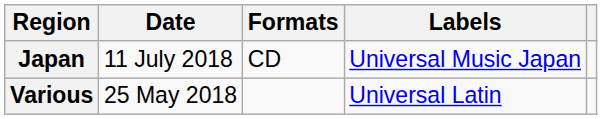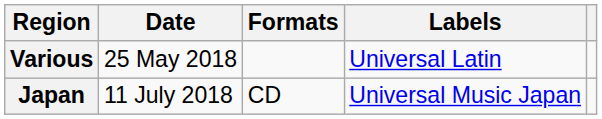rows swapped: (52, 95) <-> (52, 59)
